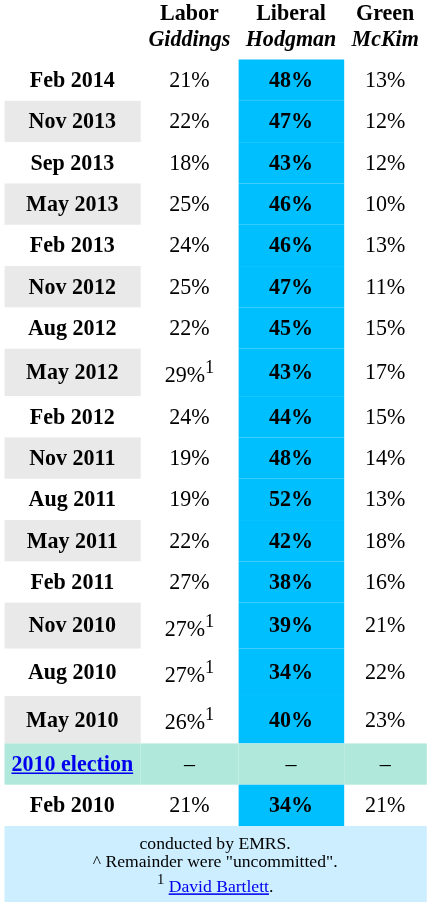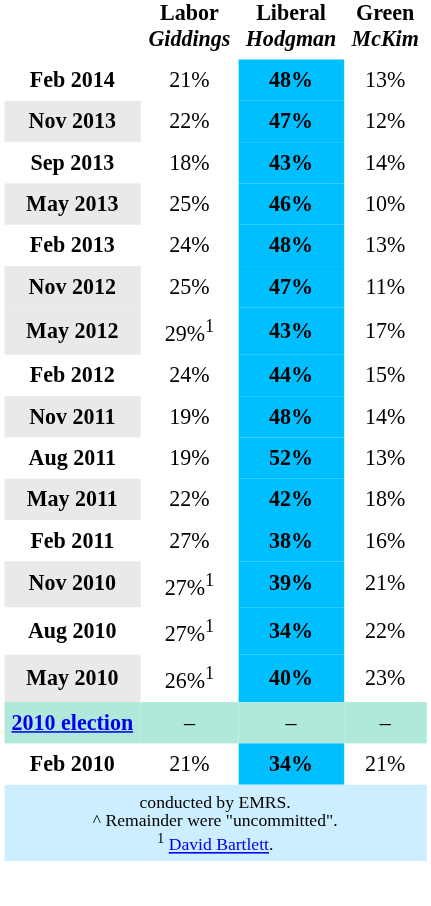(385, 162) 12% -> (385, 162) 14%
(291, 244) 46% -> (291, 244) 48%
- row: (72, 327)
